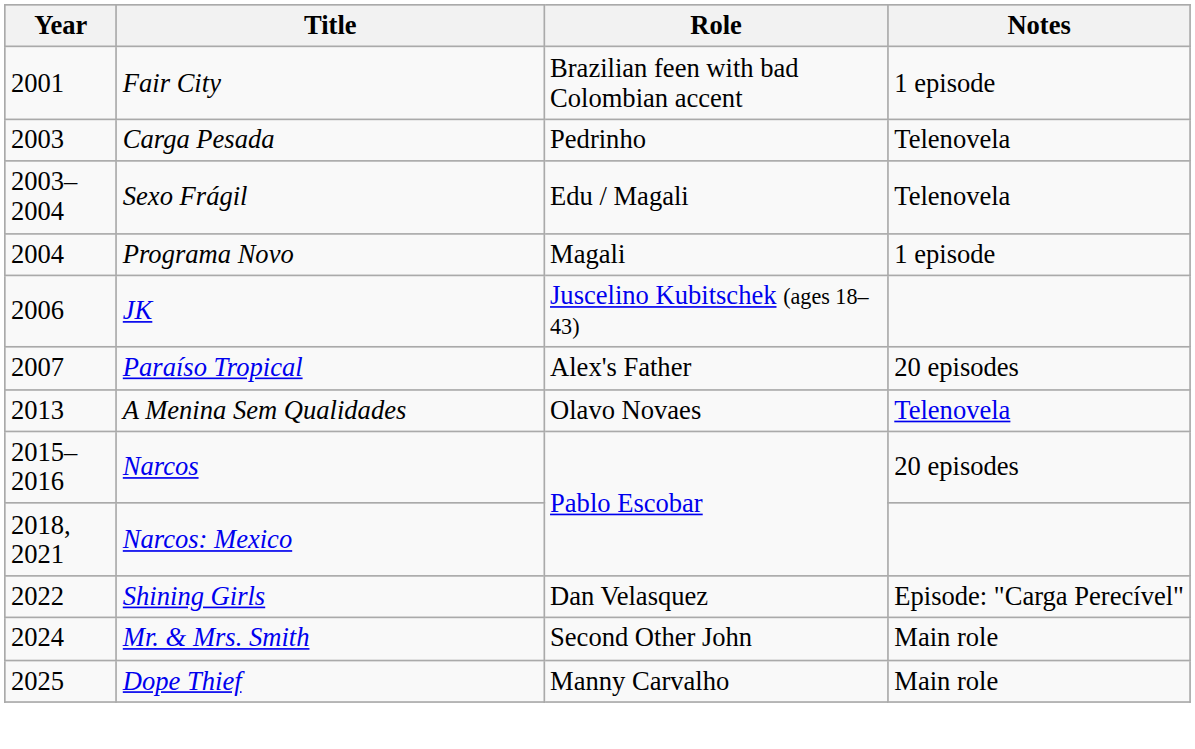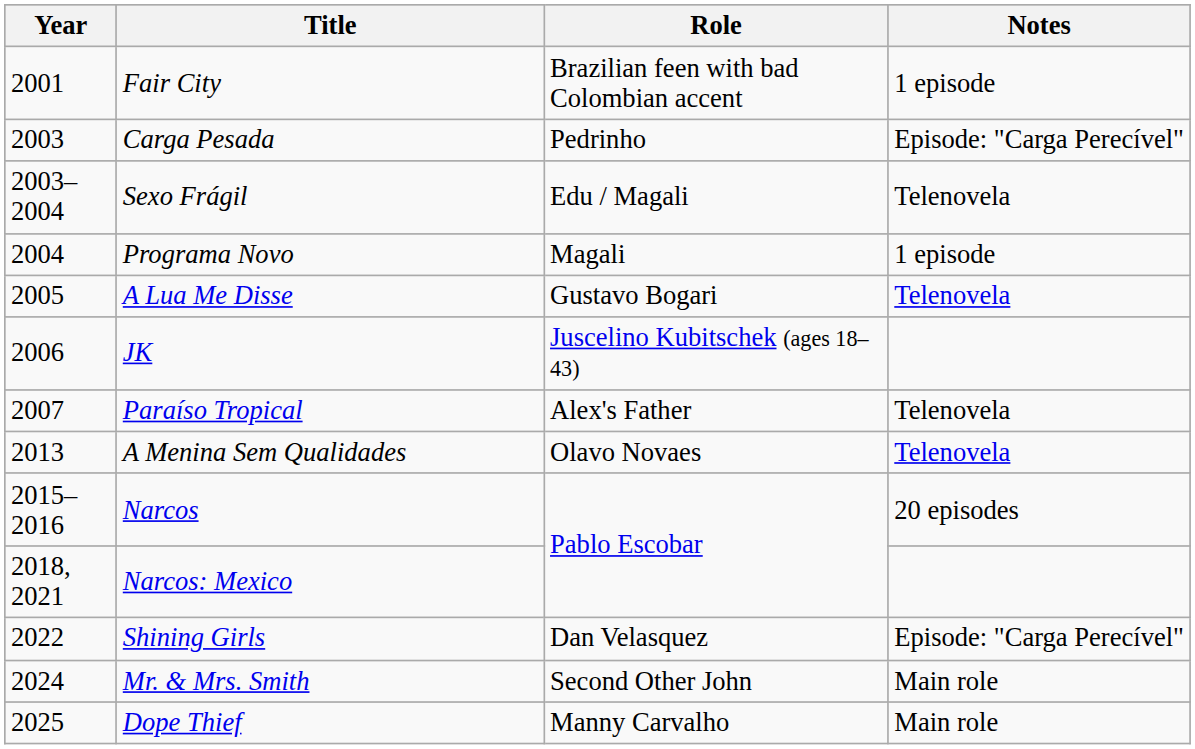(952, 139) Telenovela -> (1039, 139) Episode: "Carga Perecível"
+ row: (208, 295)
(957, 367) 20 episodes -> (952, 410) Telenovela
